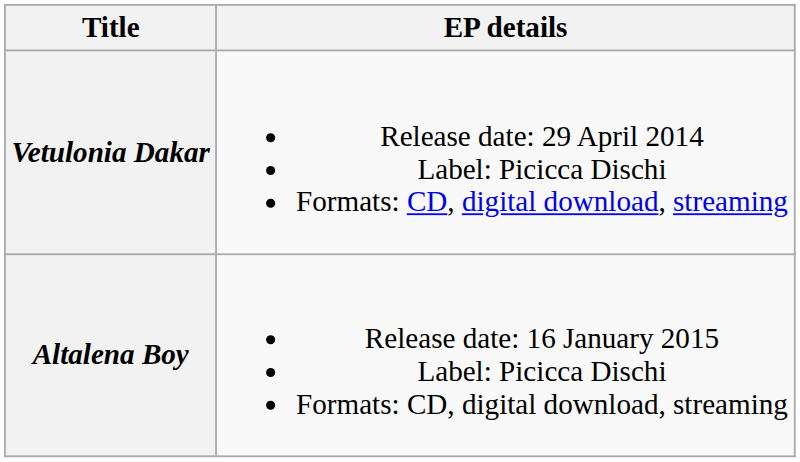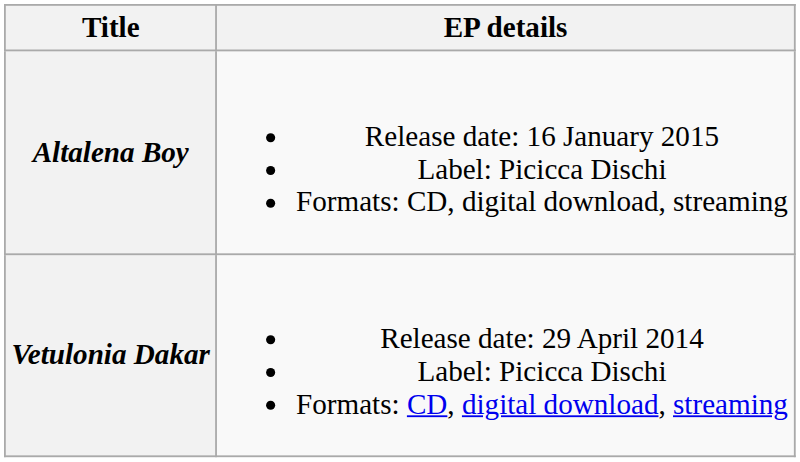rows swapped: (111, 152) <-> (111, 354)
